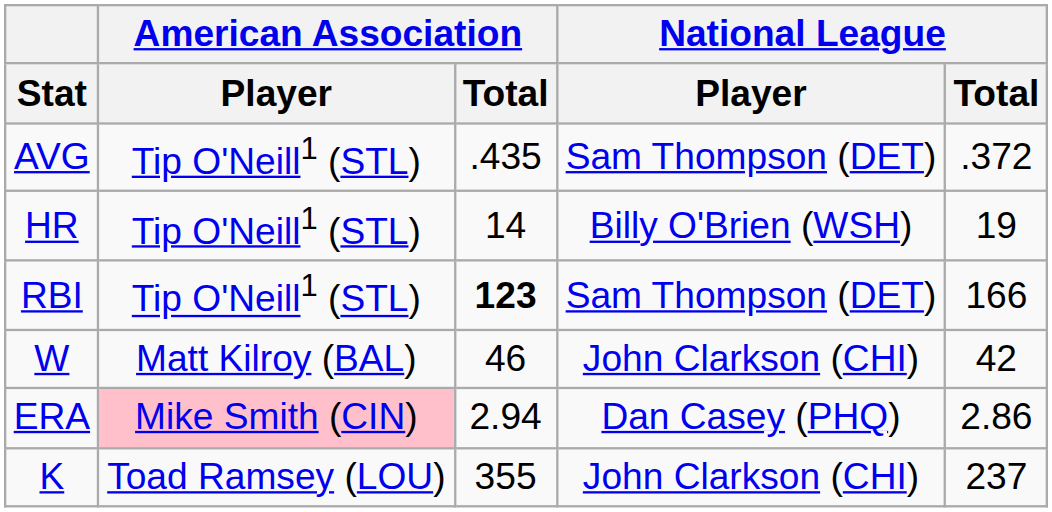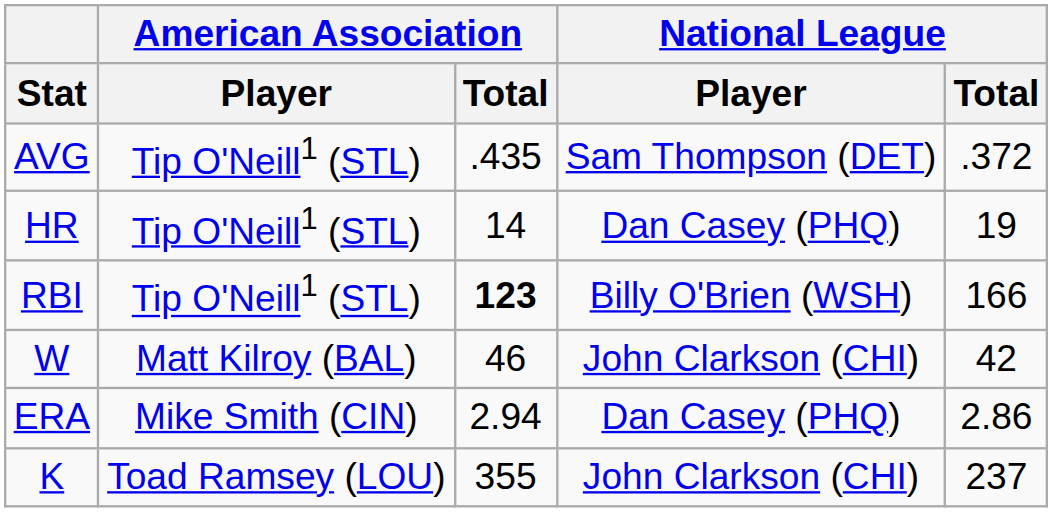(751, 225) Billy O'Brien (WSH) -> (751, 225) Dan Casey (PHQ)
(751, 294) Sam Thompson (DET) -> (751, 294) Billy O'Brien (WSH)
(276, 417) pink background -> (276, 417) no background
